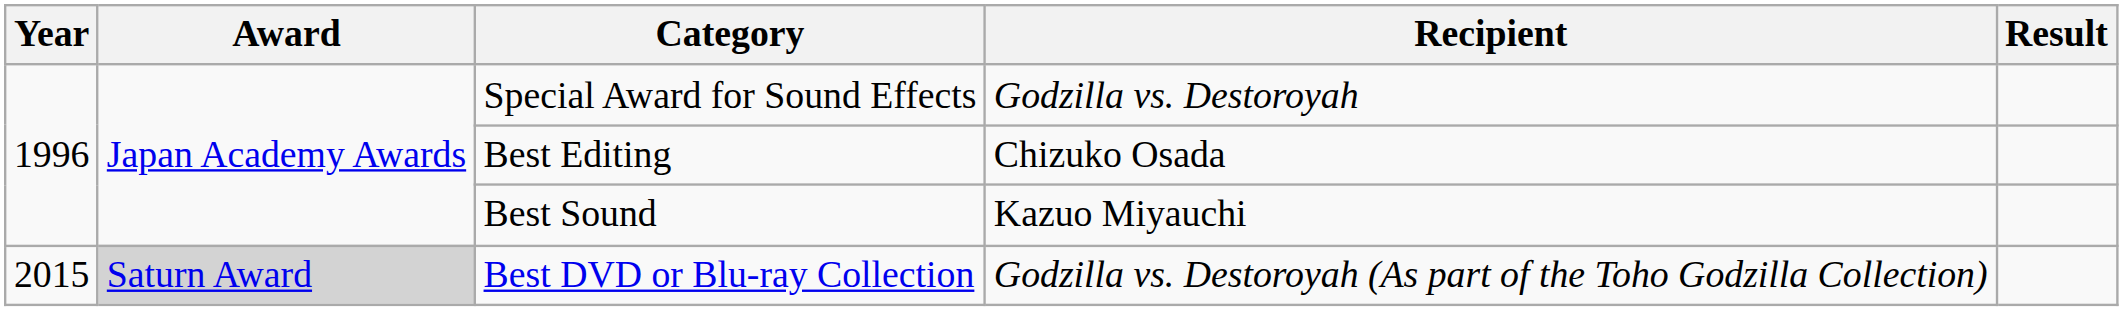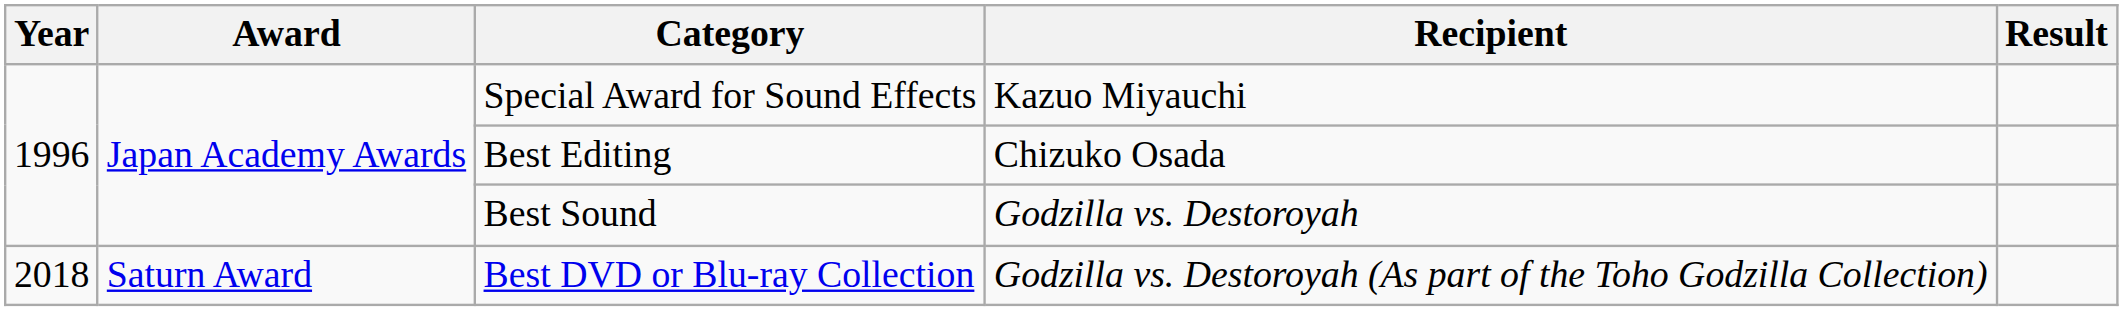(1176, 94) Godzilla vs. Destoroyah -> (1120, 94) Kazuo Miyauchi
(1120, 214) Kazuo Miyauchi -> (1176, 214) Godzilla vs. Destoroyah
(52, 273) 2015 -> (52, 273) 2018
(209, 273) lightgrey background -> (209, 273) no background
